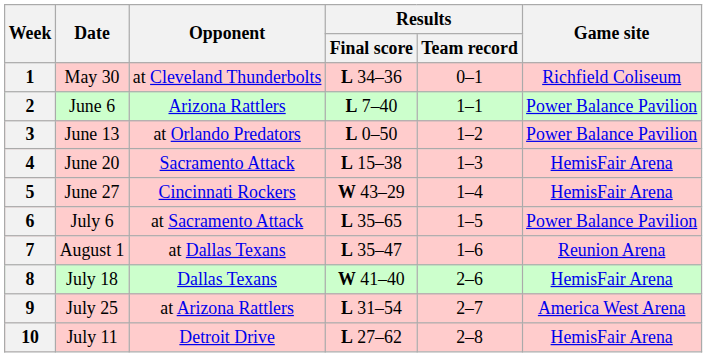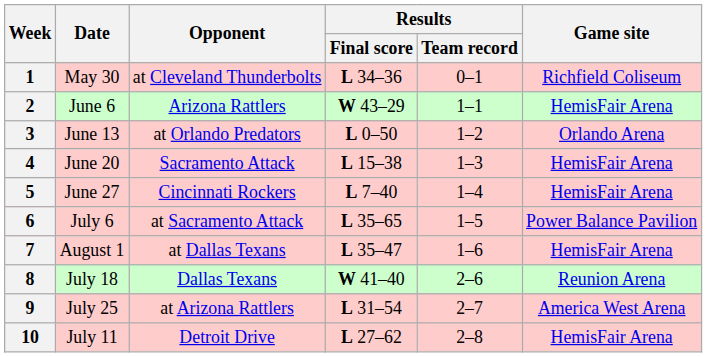(371, 105) L 7–40 -> (371, 105) W 43–29
(612, 105) Power Balance Pavilion -> (612, 105) HemisFair Arena
(612, 134) Power Balance Pavilion -> (612, 134) Orlando Arena
(371, 191) W 43–29 -> (371, 191) L 7–40
(612, 249) Reunion Arena -> (612, 249) HemisFair Arena
(612, 278) HemisFair Arena -> (612, 278) Reunion Arena
